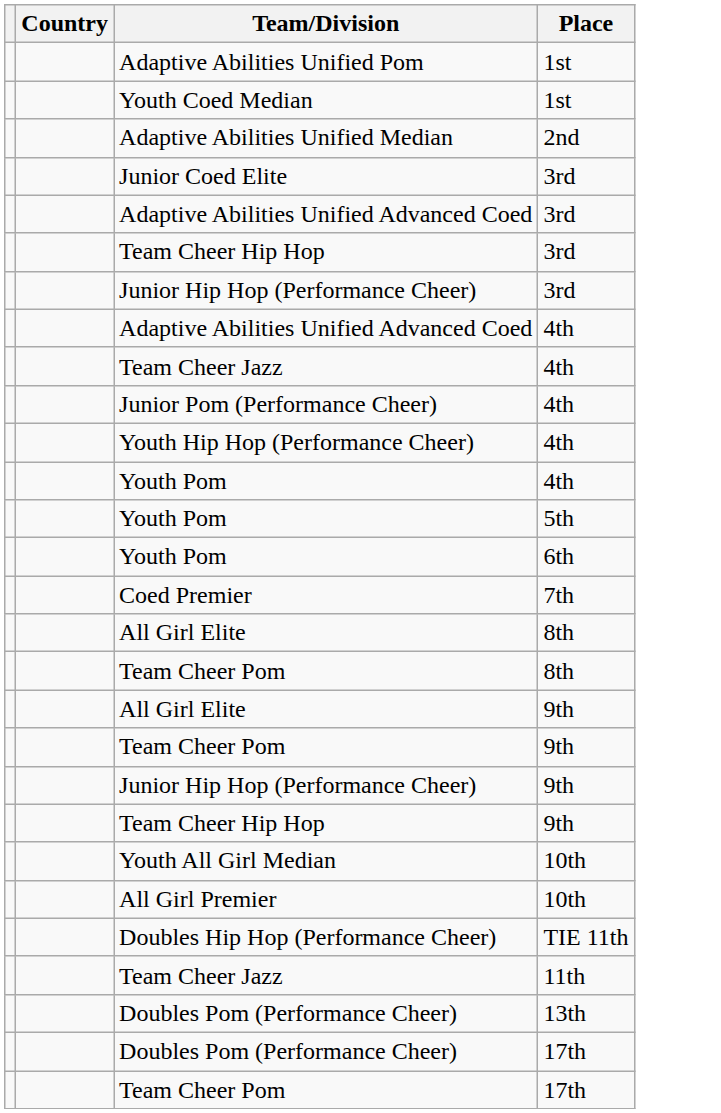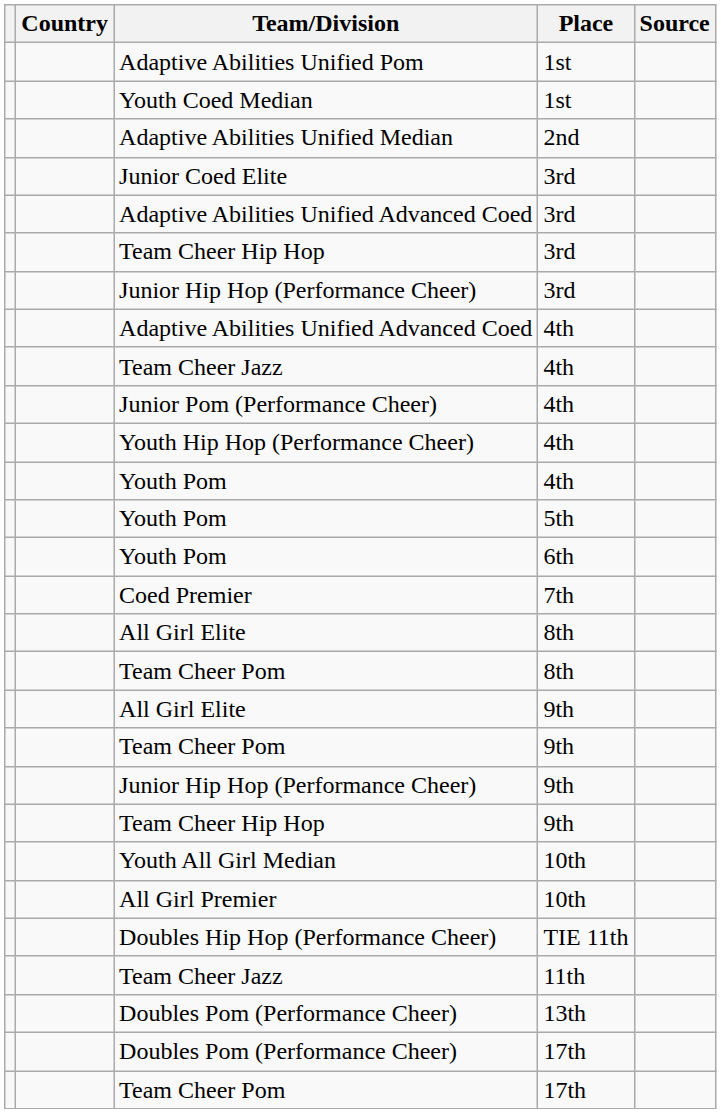+ column: (675, 23)
